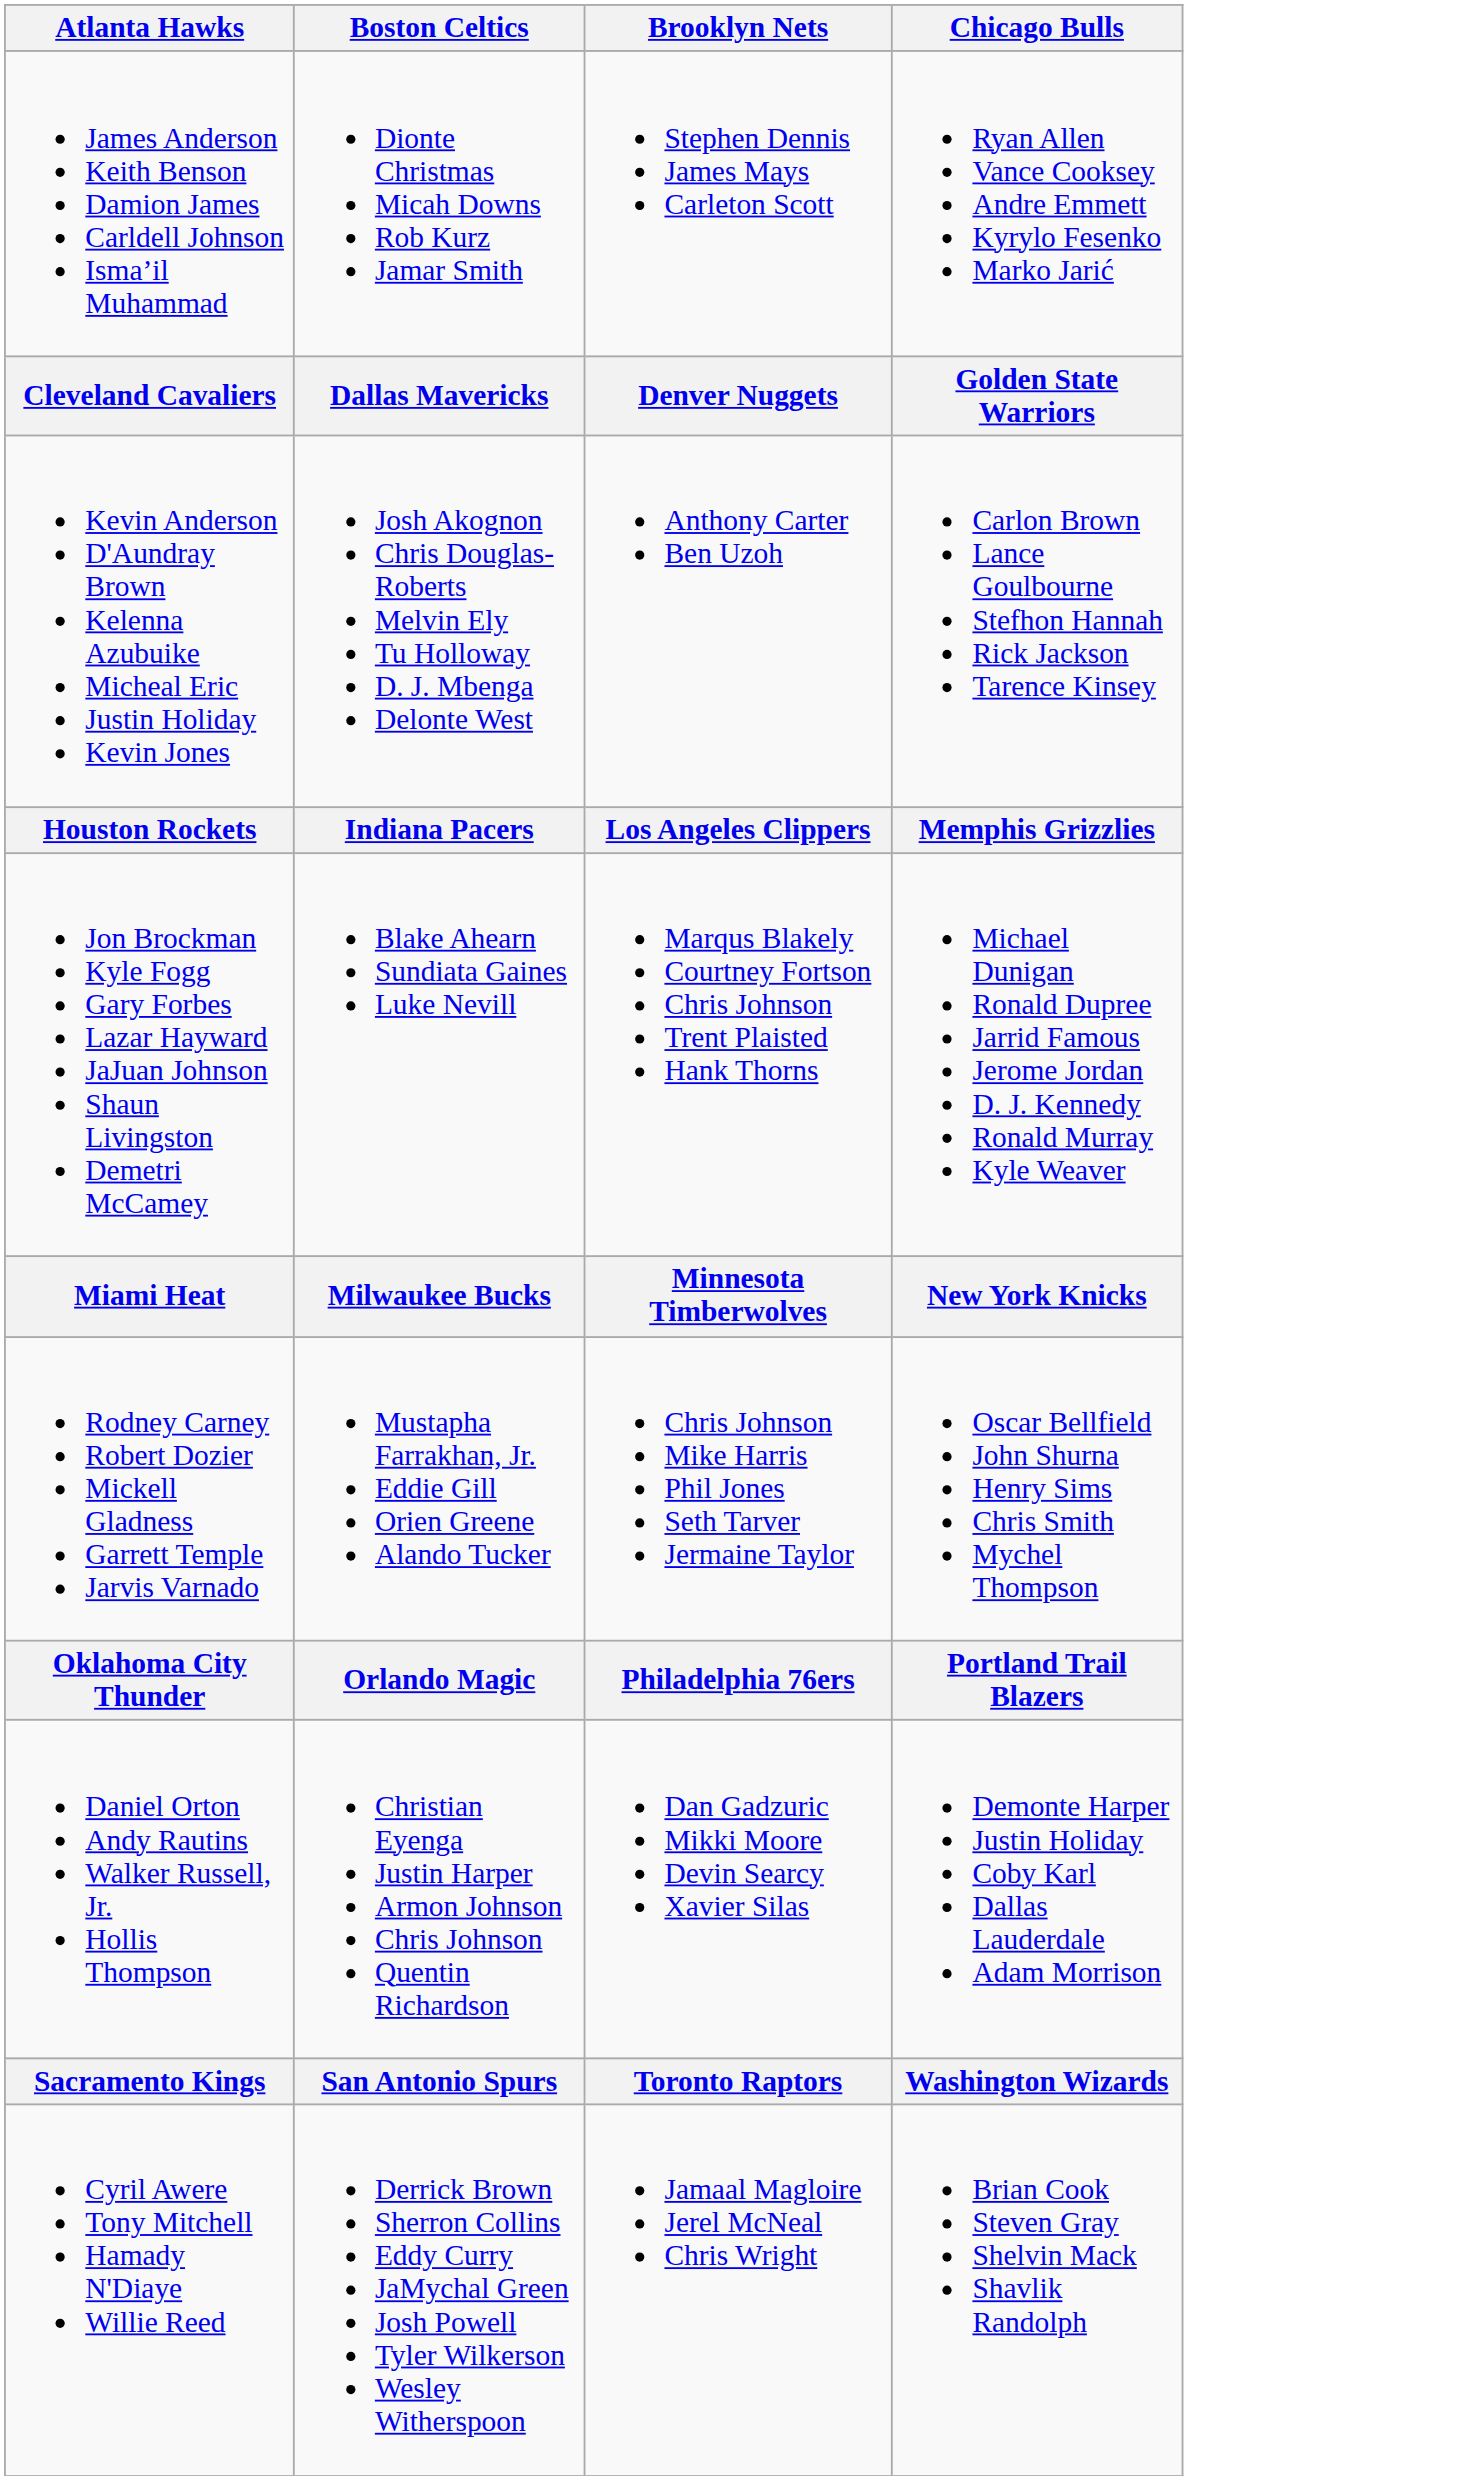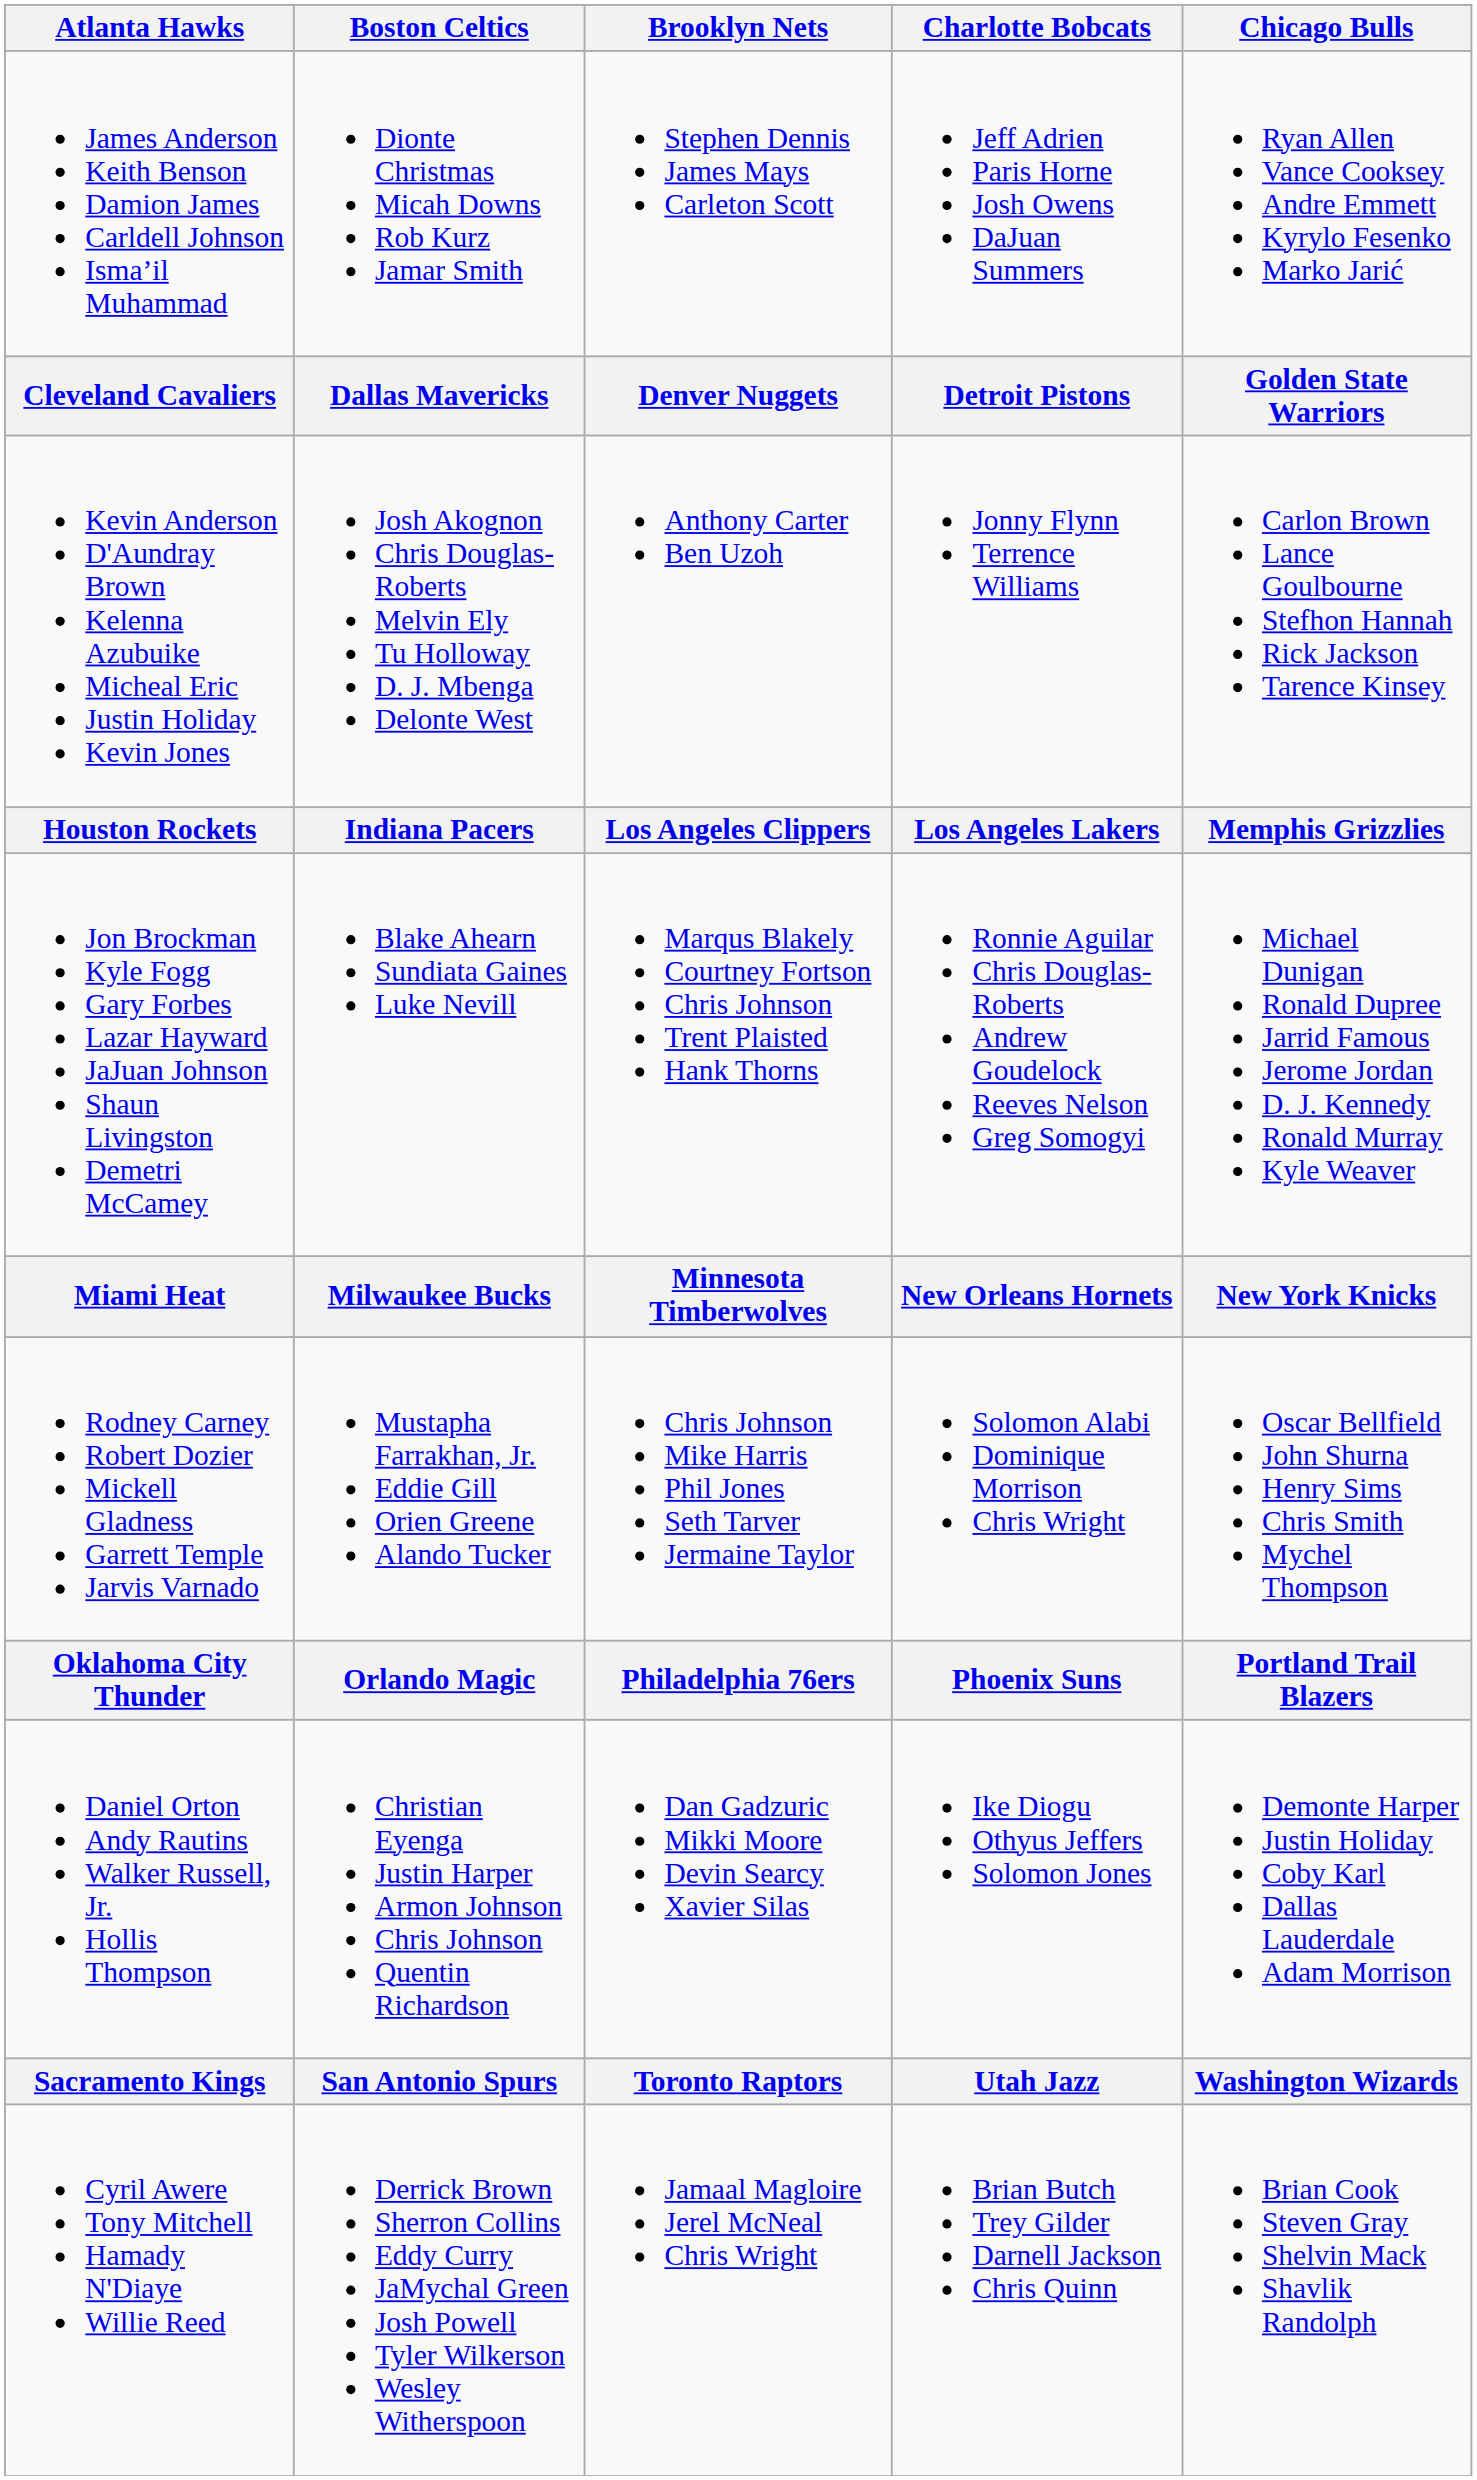+ column: (1037, 27)
